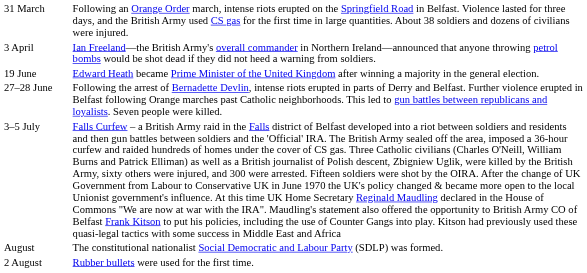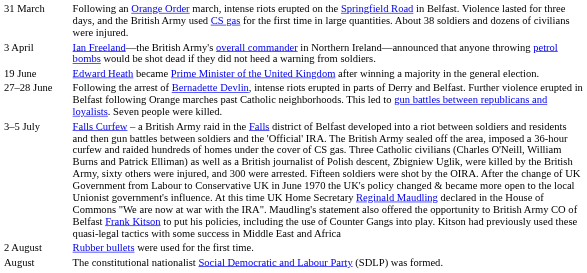rows swapped: (23, 262) <-> (19, 248)
